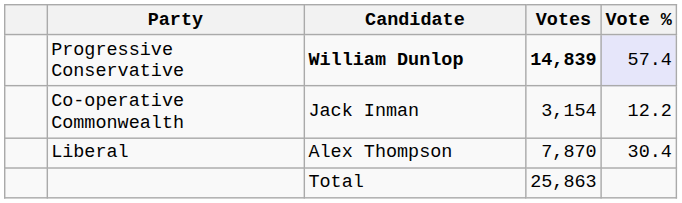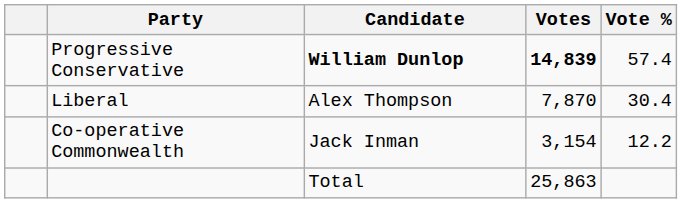(650, 60) lavender background -> (650, 60) no background
rows swapped: (90, 153) <-> (118, 112)
